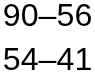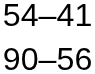rows swapped: (48, 59) <-> (48, 15)
